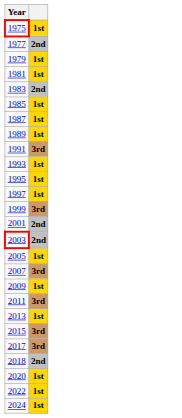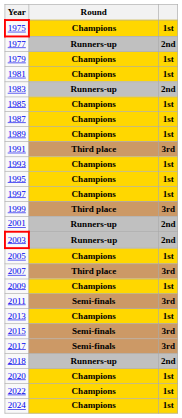+ column: (94, 12)
